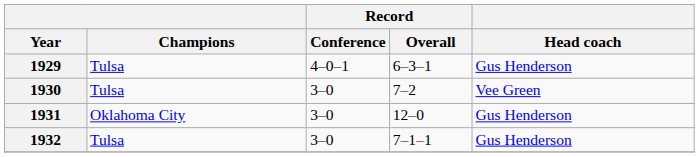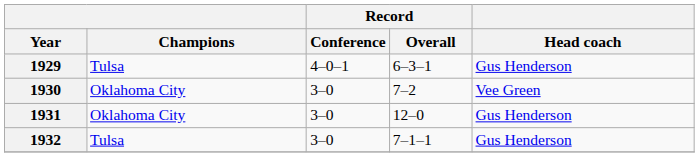(107, 90) Tulsa -> (138, 90) Oklahoma City
